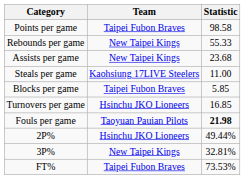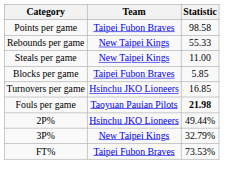- row: (46, 58)
(144, 74) Kaohsiung 17LIVE Steelers -> (134, 58) New Taipei Kings
(221, 151) 32.81% -> (200, 136) 32.79%
